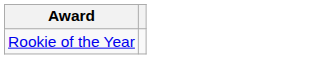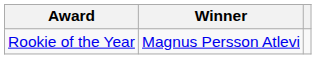+ column: (221, 16)
